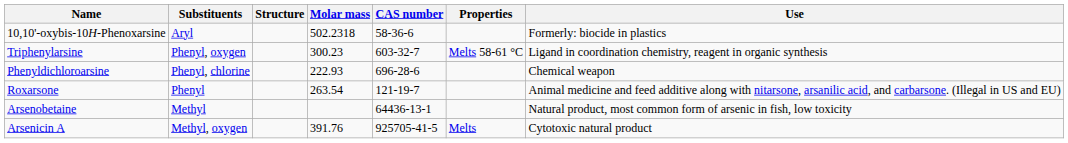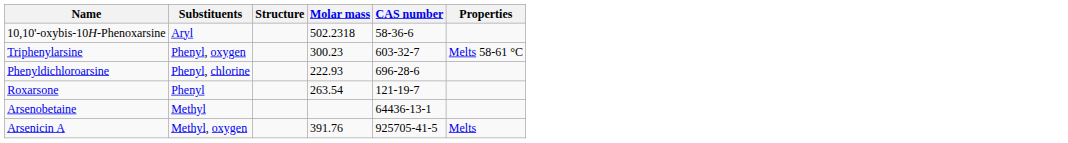- column: (795, 14)
